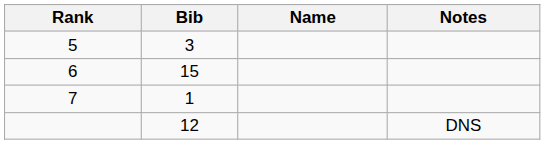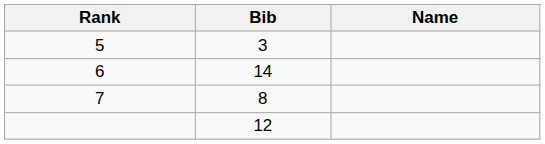- column: (463, 17)
(189, 71) 15 -> (263, 71) 14
(189, 98) 1 -> (263, 98) 8
